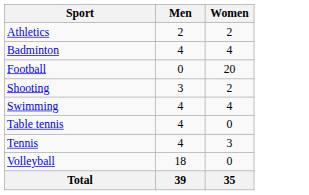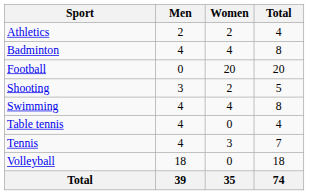+ column: (279, 13)
